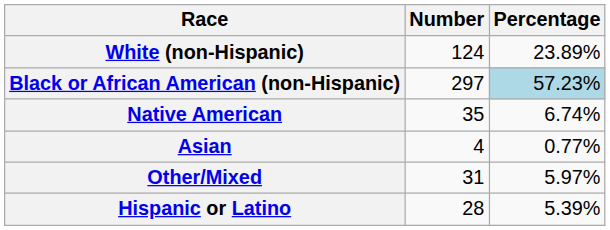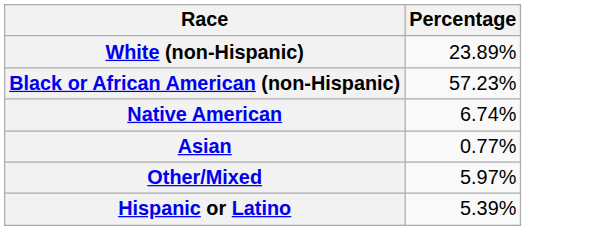- column: (447, 20)
(567, 83) lightblue background -> (483, 83) no background
